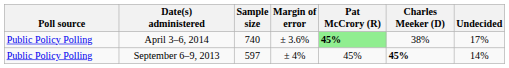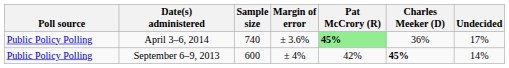(420, 39) 38% -> (420, 39) 36%
(252, 55) 597 -> (252, 55) 600
(353, 55) 45% -> (353, 55) 42%
